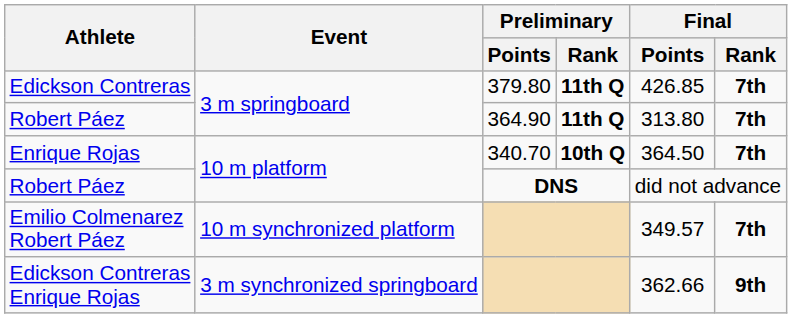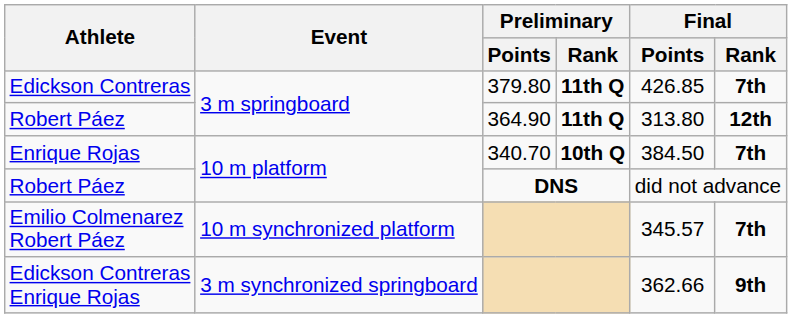(751, 120) 7th -> (751, 120) 12th
(673, 153) 364.50 -> (673, 153) 384.50
(673, 230) 349.57 -> (673, 230) 345.57
